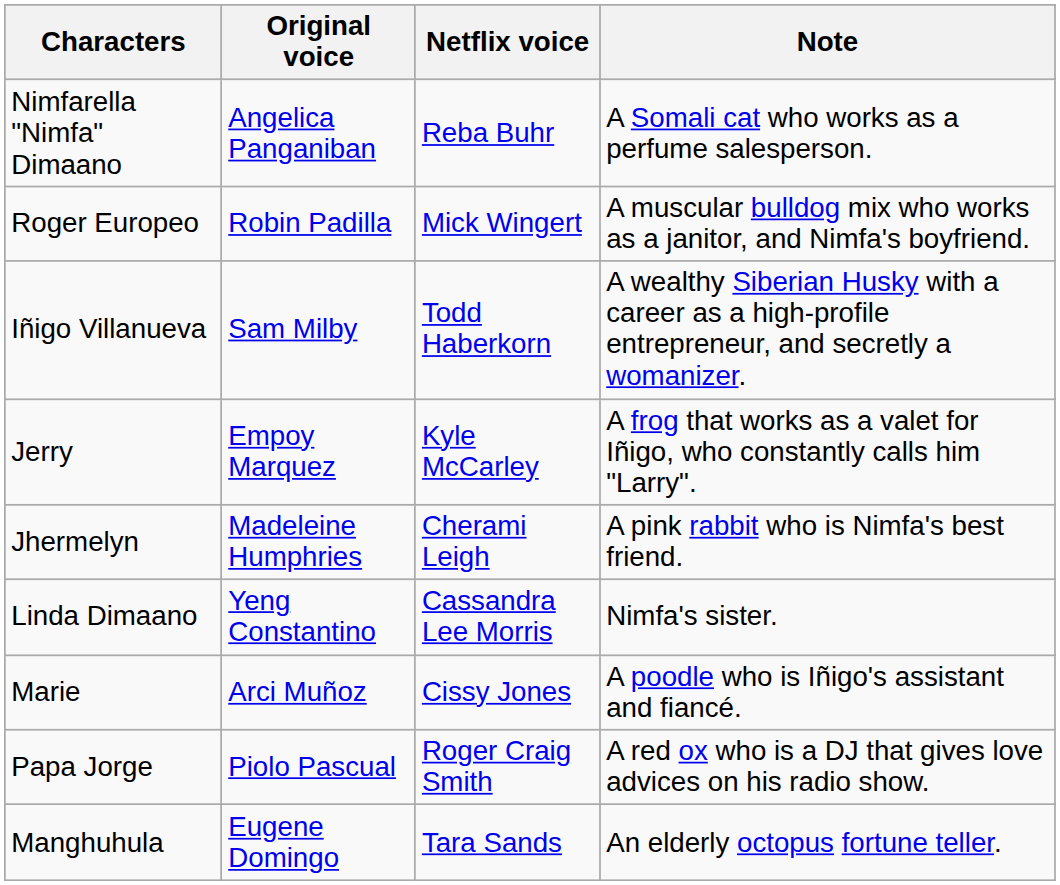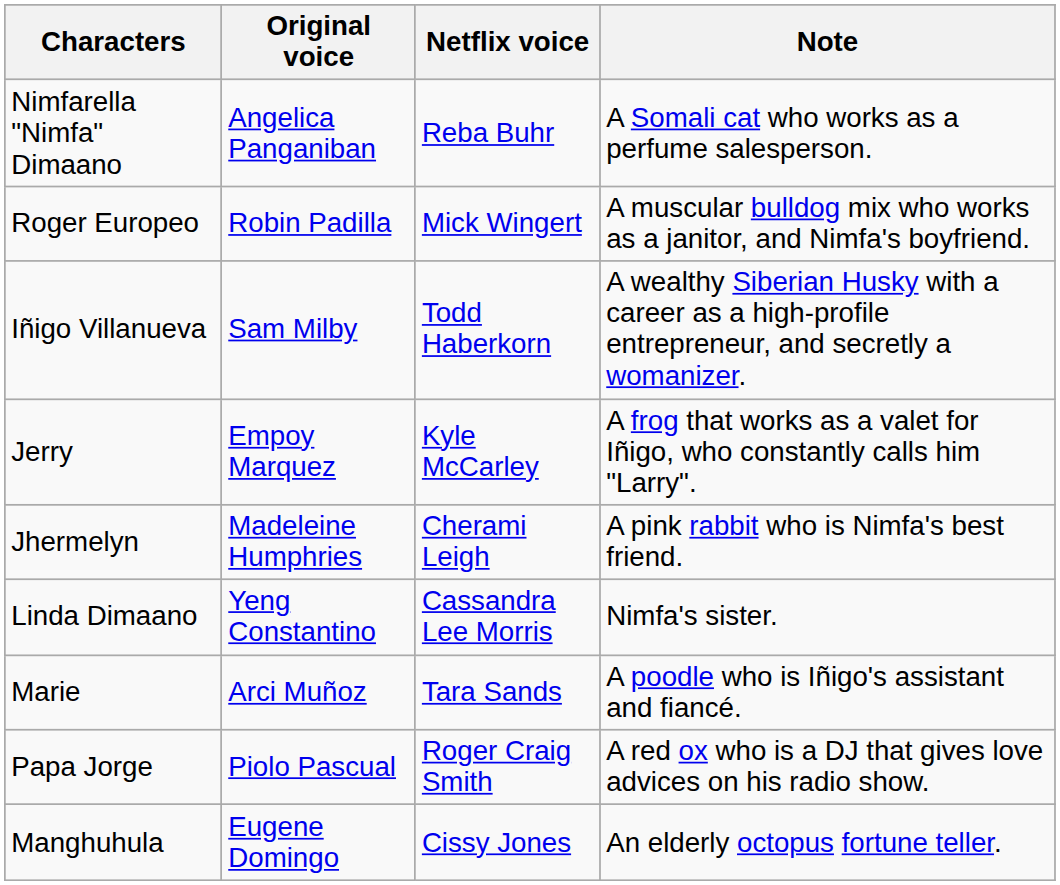(496, 691) Cissy Jones -> (492, 691) Tara Sands
(492, 841) Tara Sands -> (496, 841) Cissy Jones
